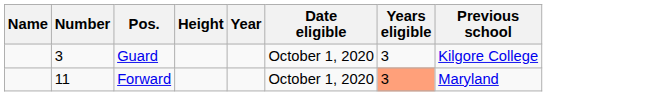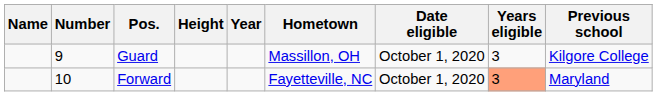+ column: (320, 24)
(59, 56) 3 -> (59, 56) 9
(62, 79) 11 -> (63, 79) 10
